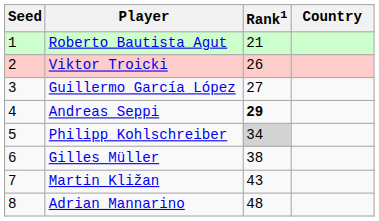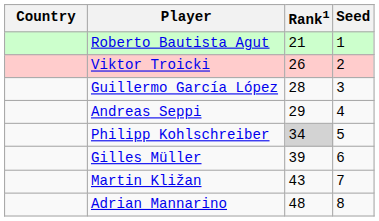columns swapped: (332, 18) <-> (25, 18)
(255, 89) 27 -> (297, 89) 28
(255, 112) bold -> (297, 112) normal
(255, 158) 38 -> (297, 158) 39
